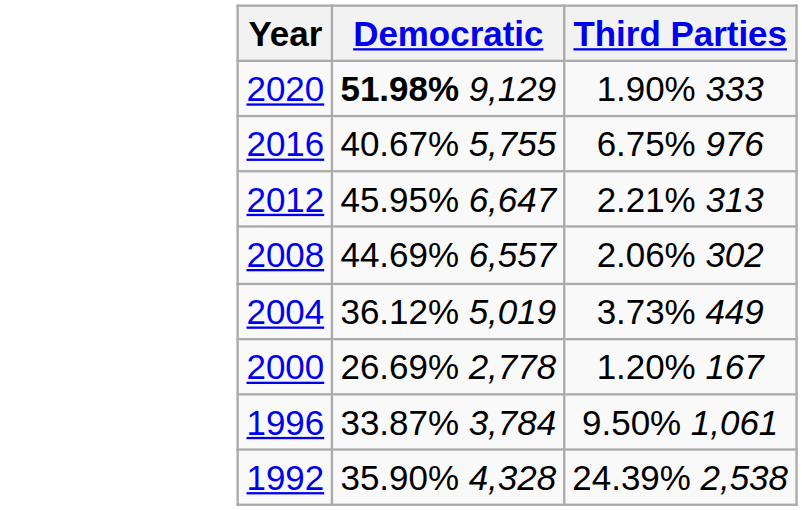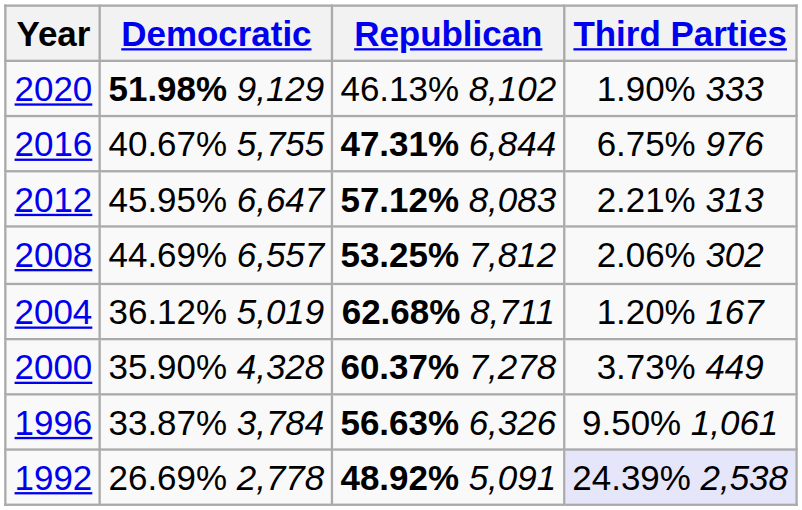+ column: (448, 34)
(680, 310) 3.73% 449 -> (680, 310) 1.20% 167
(448, 366) 26.69% 2,778 -> (216, 366) 35.90% 4,328
(680, 366) 1.20% 167 -> (680, 366) 3.73% 449
(448, 477) 35.90% 4,328 -> (216, 477) 26.69% 2,778
(680, 477) no background -> (680, 477) lavender background
